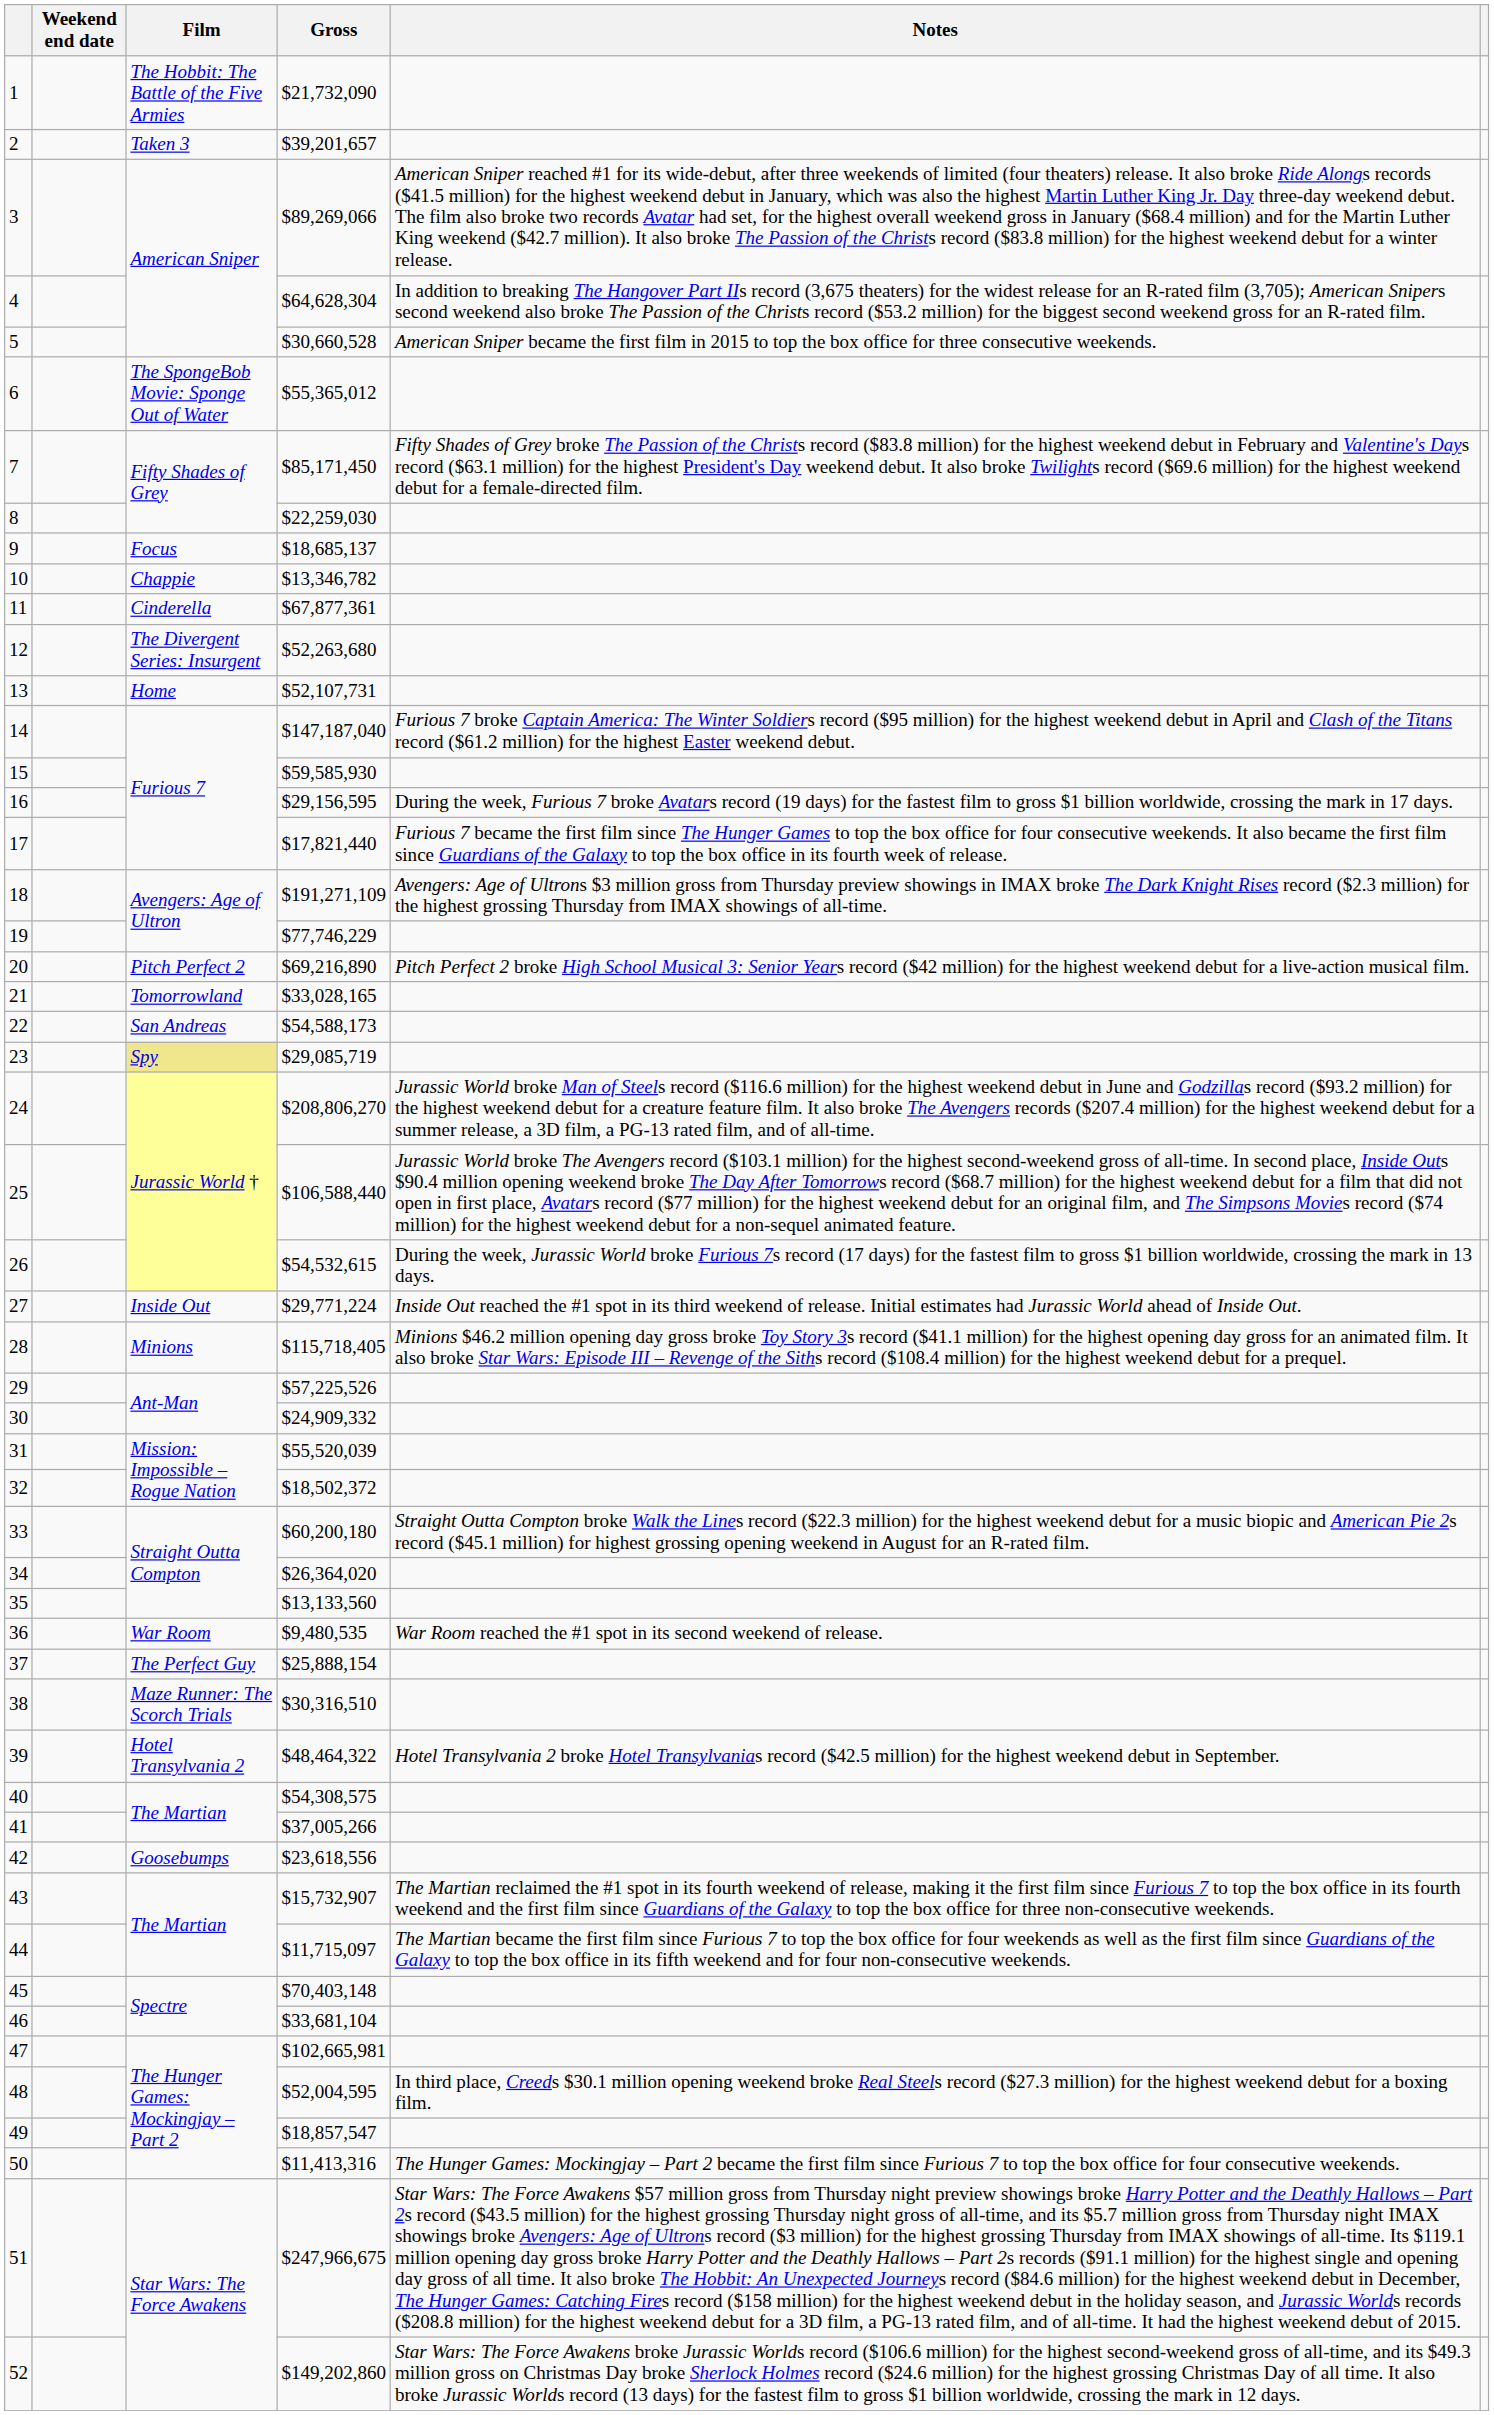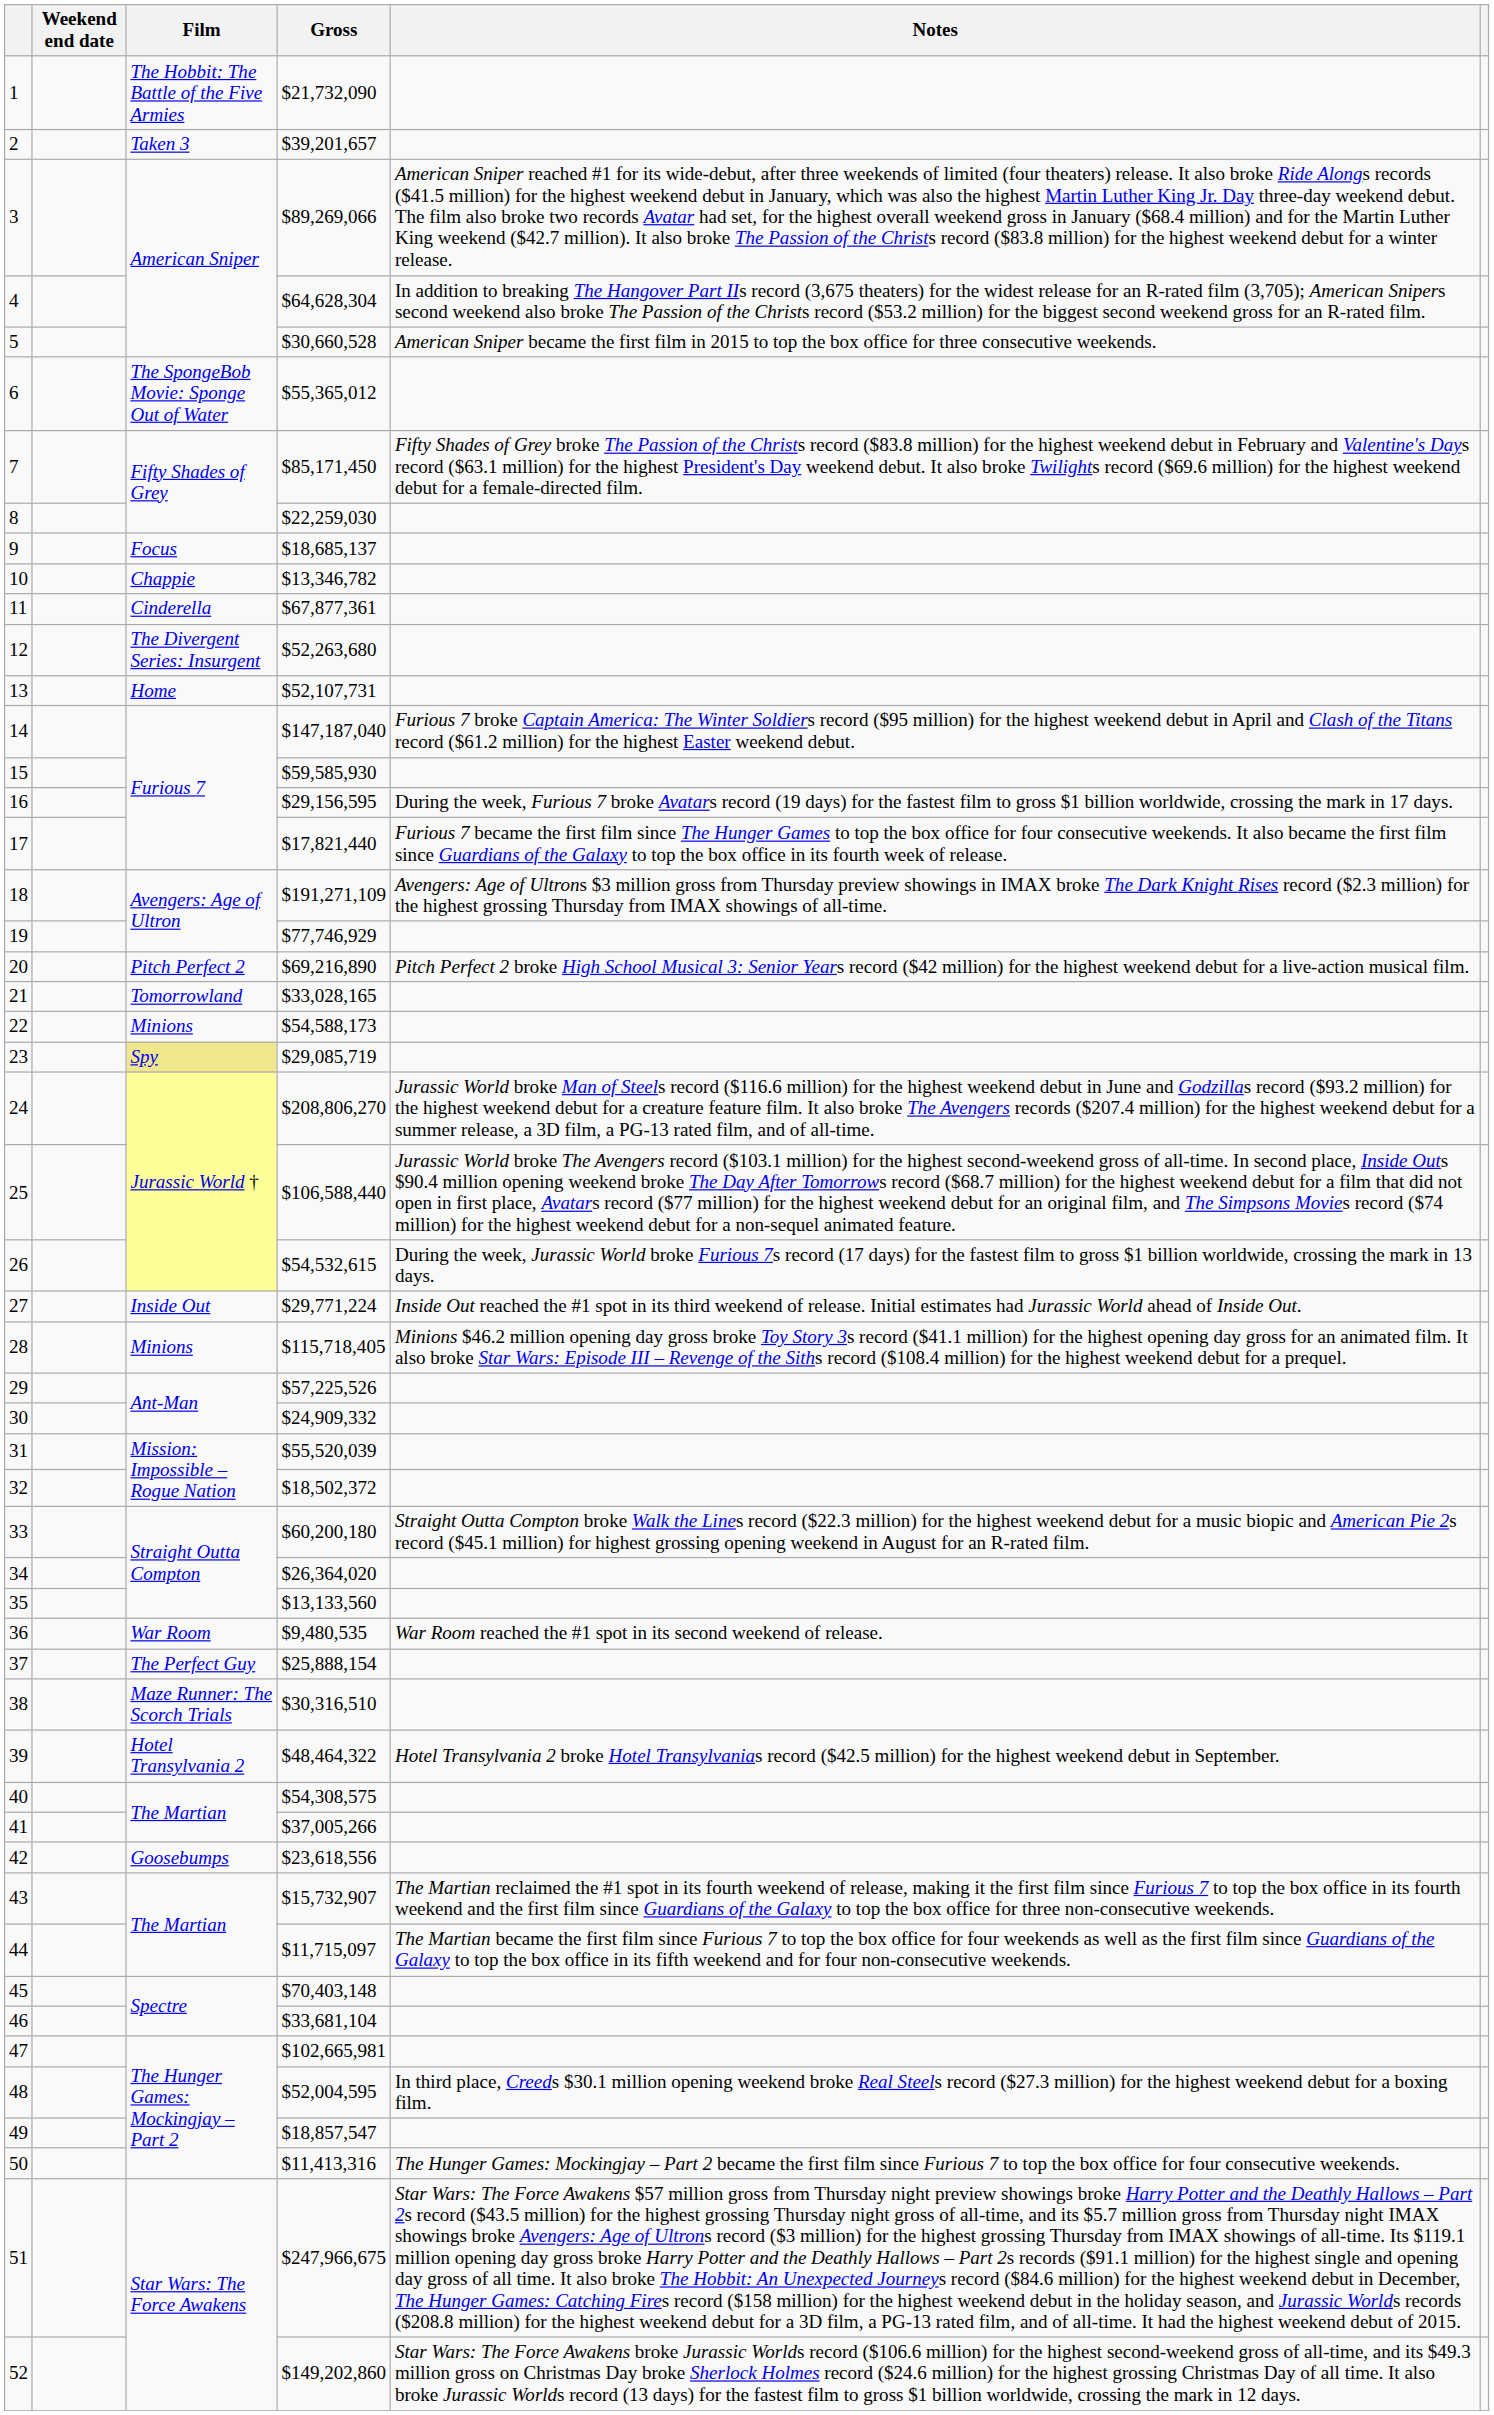(329, 936) $77,746,229 -> (329, 936) $77,746,929
(178, 1026) San Andreas -> (162, 1026) Minions
